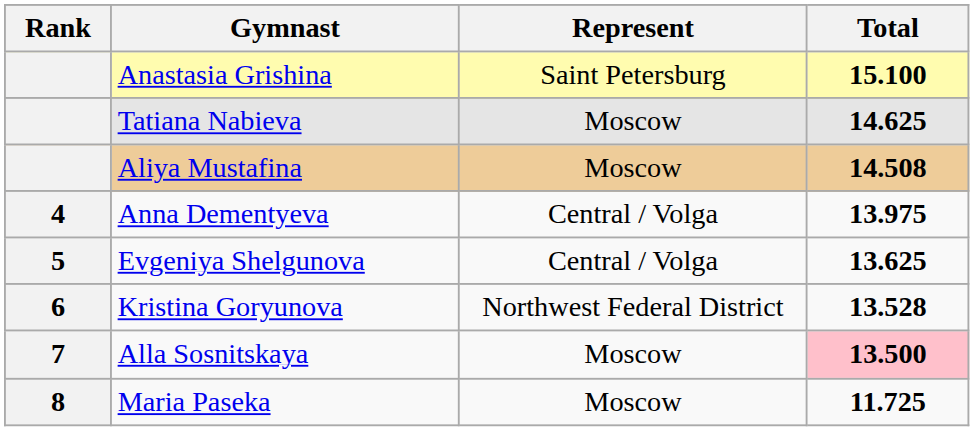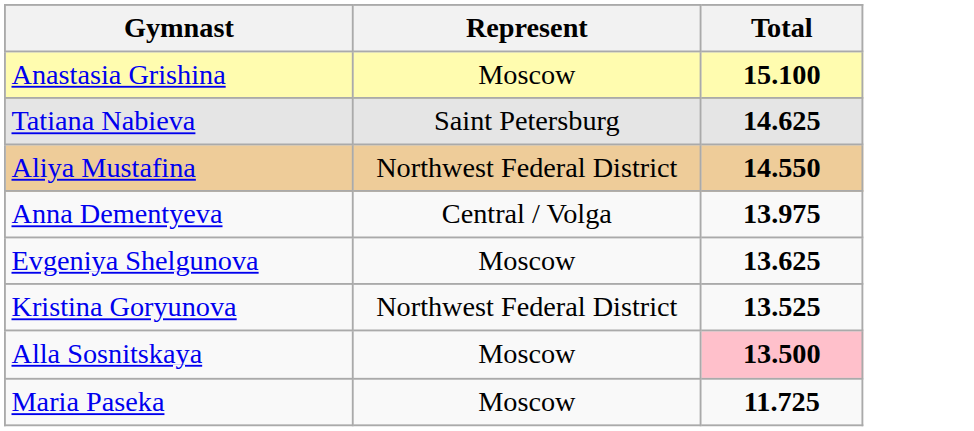- column: (58, 27)
(633, 74) Saint Petersburg -> (527, 74) Moscow
(633, 121) Moscow -> (527, 121) Saint Petersburg
(633, 167) Moscow -> (527, 167) Northwest Federal District
(888, 167) 14.508 -> (782, 167) 14.550
(633, 261) Central / Volga -> (527, 261) Moscow
(888, 307) 13.528 -> (782, 307) 13.525
